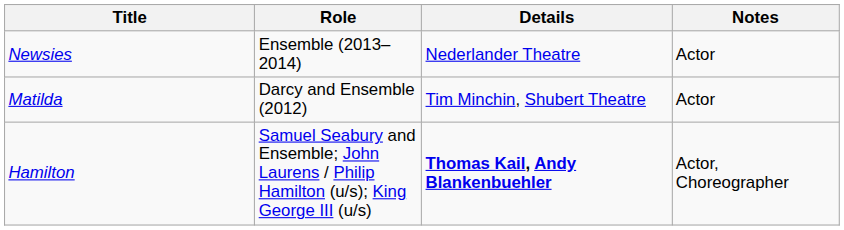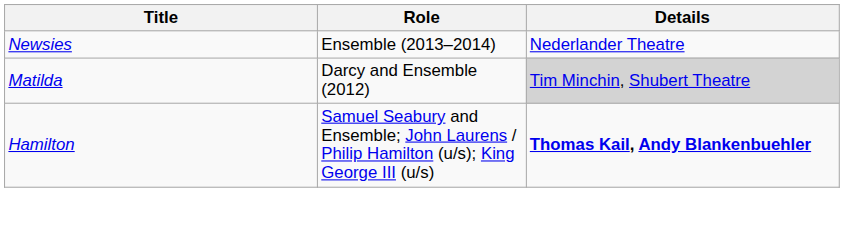- column: (755, 17)
(536, 99) no background -> (640, 80) lightgrey background
